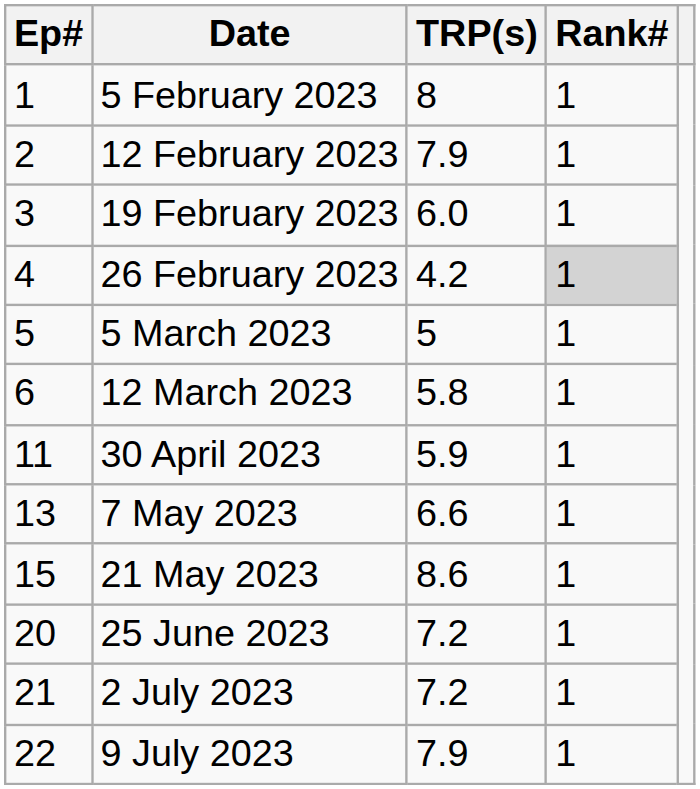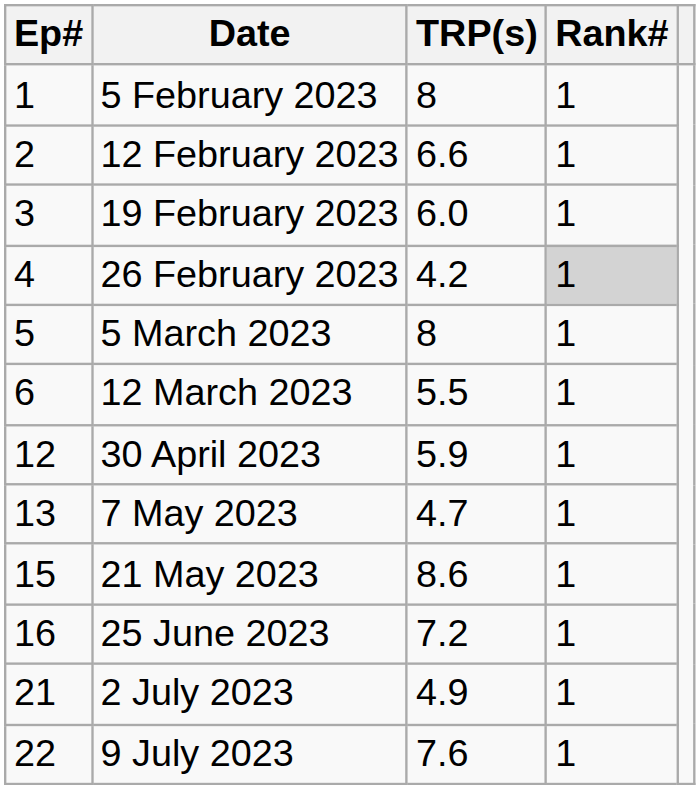(442, 154) 7.9 -> (442, 154) 6.6
(427, 333) 5 -> (427, 333) 8
(442, 393) 5.8 -> (442, 393) 5.5
(33, 453) 11 -> (35, 453) 12
(442, 513) 6.6 -> (442, 513) 4.7
(35, 633) 20 -> (35, 633) 16
(442, 693) 7.2 -> (442, 693) 4.9
(442, 753) 7.9 -> (442, 753) 7.6
